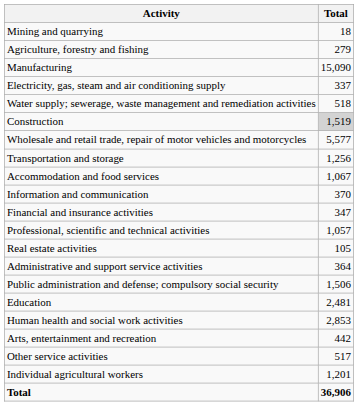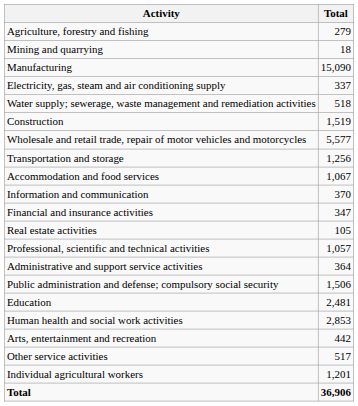rows swapped: (78, 49) <-> (55, 31)
(339, 121) lightgrey background -> (339, 121) no background
rows swapped: (52, 248) <-> (108, 230)
